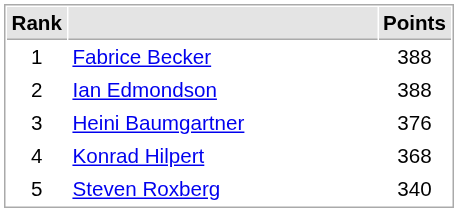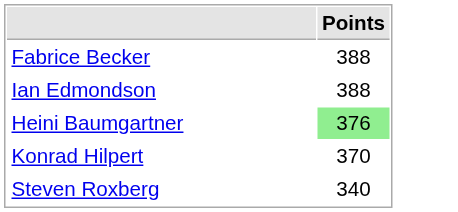- column: (37, 23)
(414, 123) no background -> (354, 123) lightgreen background
(414, 156) 368 -> (354, 156) 370
